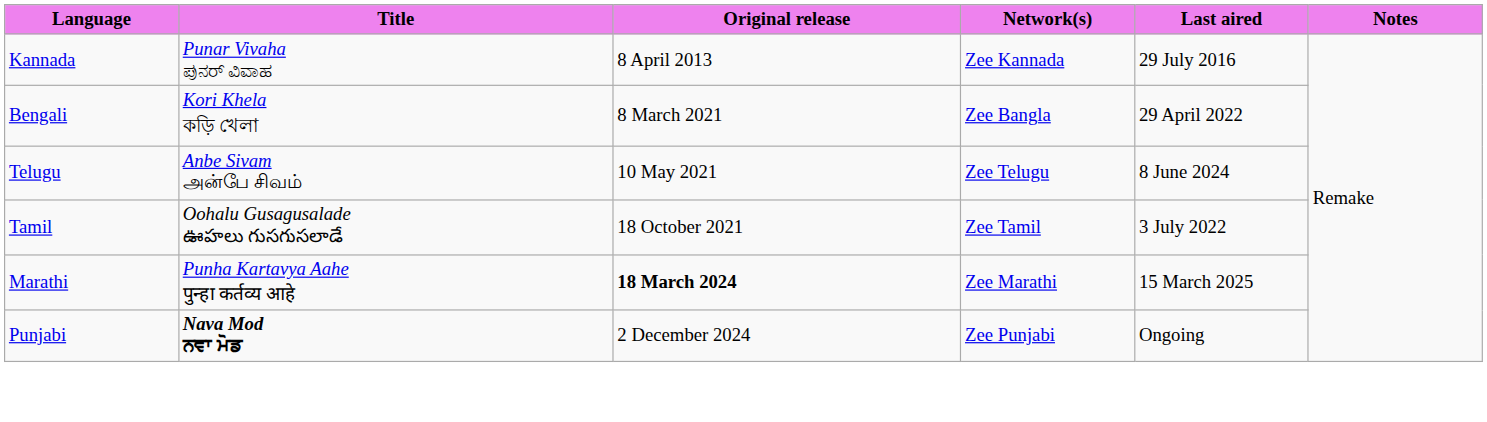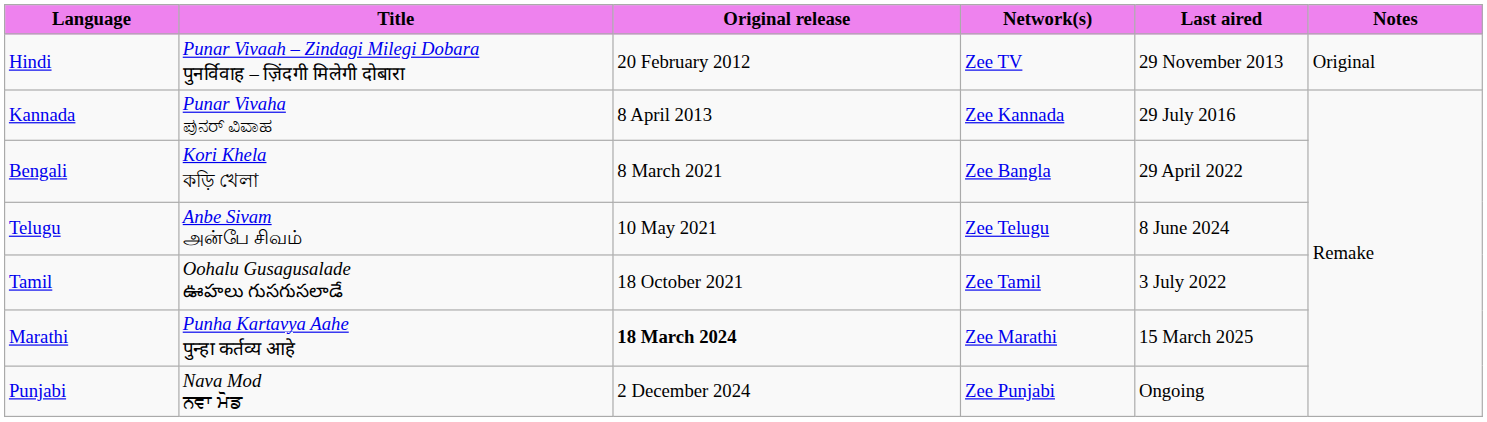+ row: (30, 61)
(223, 335) bold -> (222, 390) normal
